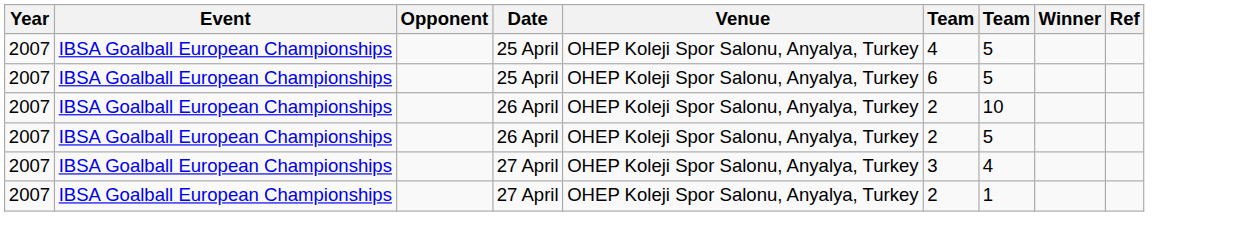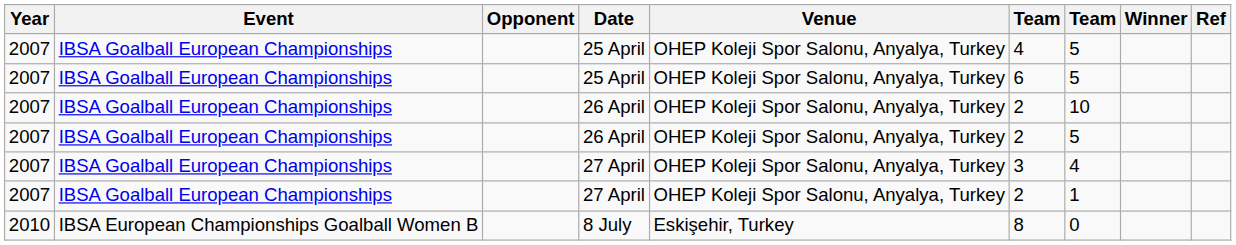+ row: (30, 225)
